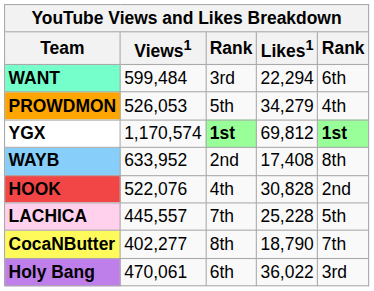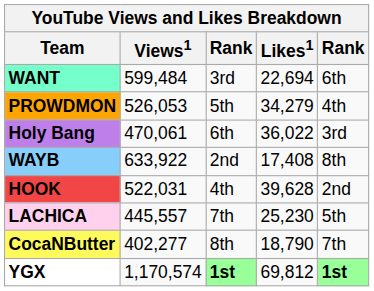(287, 78) 22,294 -> (287, 78) 22,694
rows swapped: (52, 271) <-> (27, 133)
(156, 161) 633,952 -> (156, 161) 633,922
(156, 188) 522,076 -> (156, 188) 522,031
(287, 188) 30,828 -> (287, 188) 39,628
(287, 216) 25,228 -> (287, 216) 25,230
